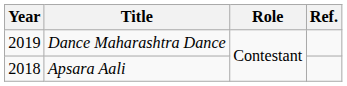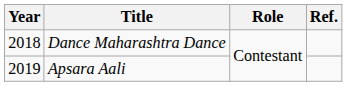(24, 42) 2019 -> (24, 42) 2018
(24, 68) 2018 -> (24, 68) 2019
